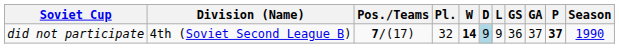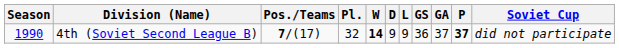columns swapped: (590, 14) <-> (76, 14)
(486, 34) lightblue background -> (392, 34) no background
